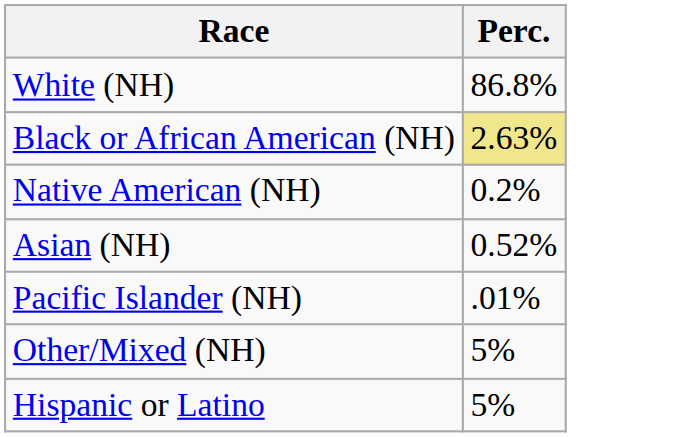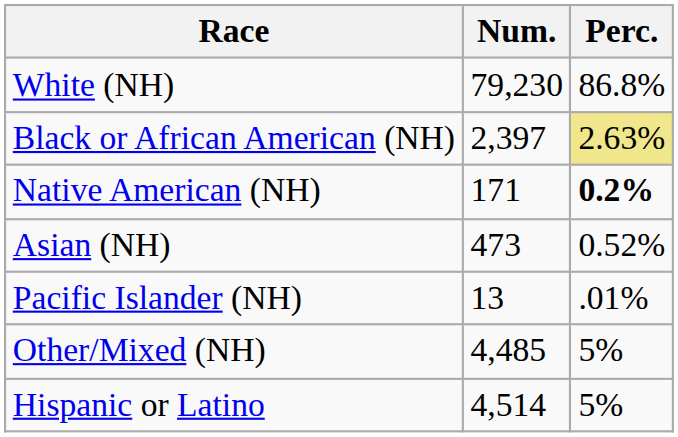+ column: (517, 31)
(506, 191) normal -> (616, 191) bold
